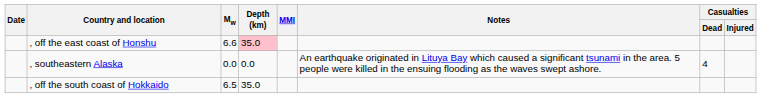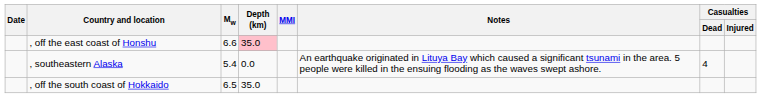(230, 64) 0.0 -> (230, 64) 5.4
